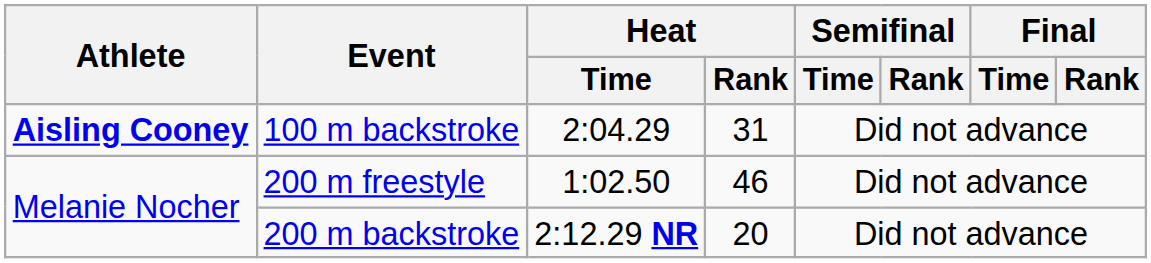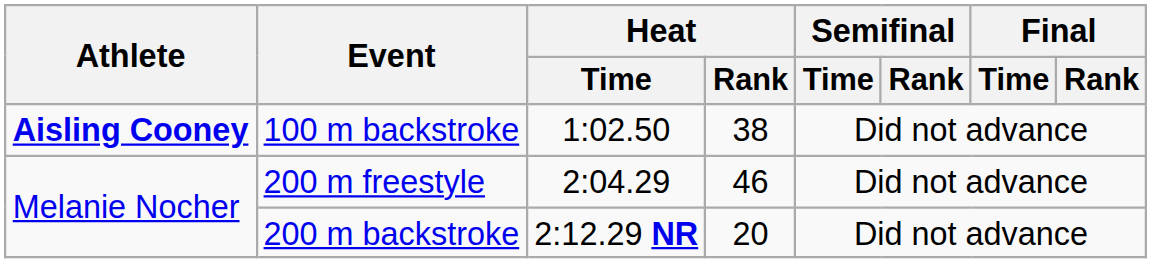(616, 131) 2:04.29 -> (616, 131) 1:02.50
(751, 131) 31 -> (751, 131) 38
(616, 182) 1:02.50 -> (616, 182) 2:04.29
